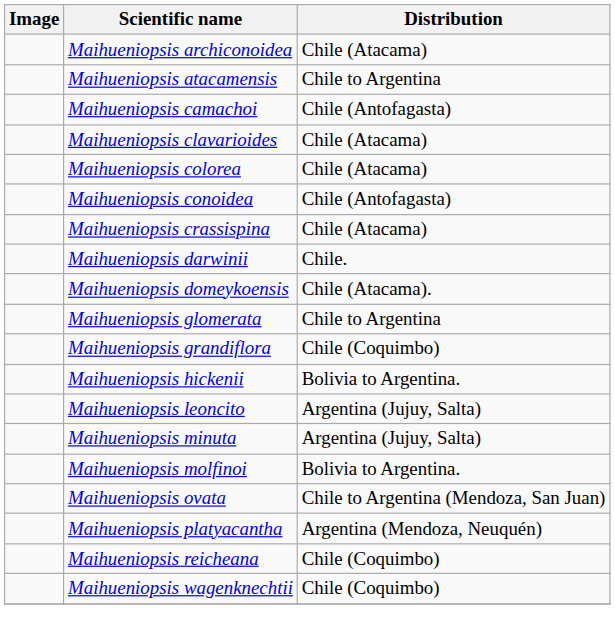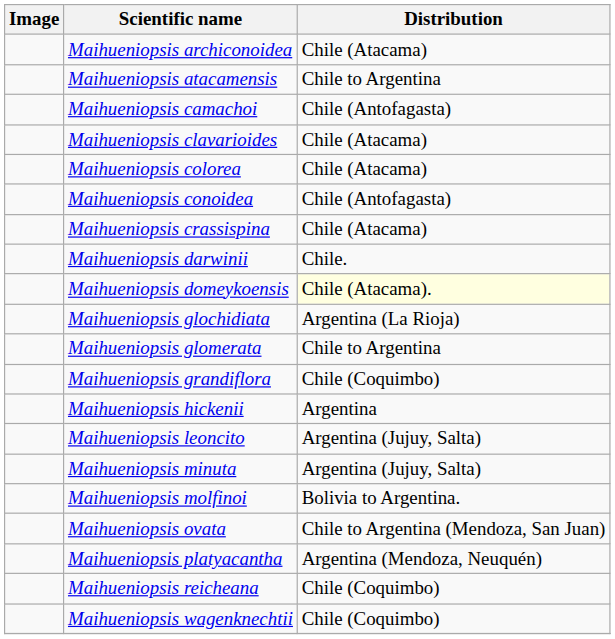(367, 288) no background -> (367, 288) lightyellow background
+ row: (169, 318)
(381, 378) Bolivia to Argentina. -> (339, 408) Argentina
